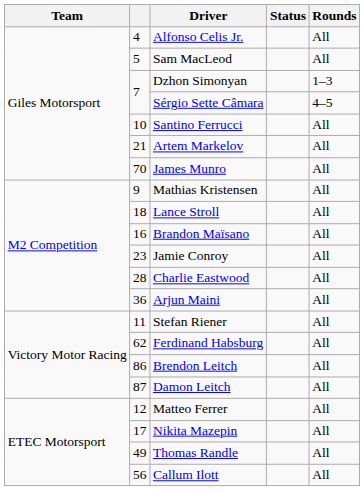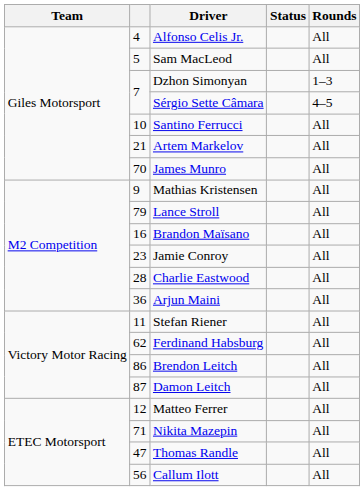(140, 212) 18 -> (140, 212) 79
(140, 431) 17 -> (140, 431) 71
(140, 453) 49 -> (140, 453) 47
